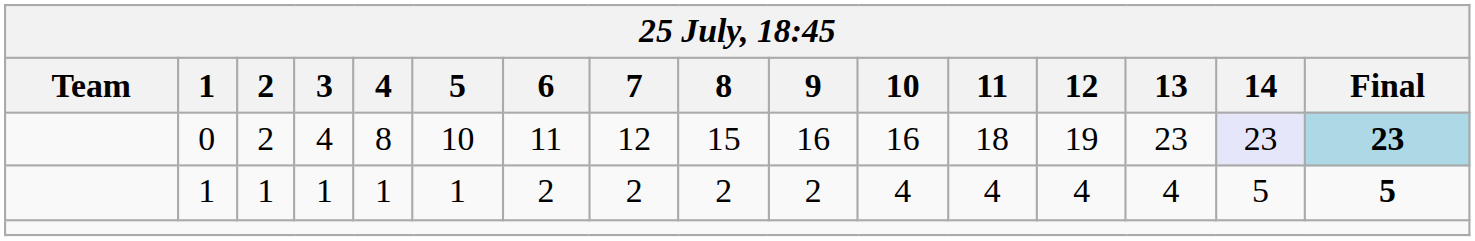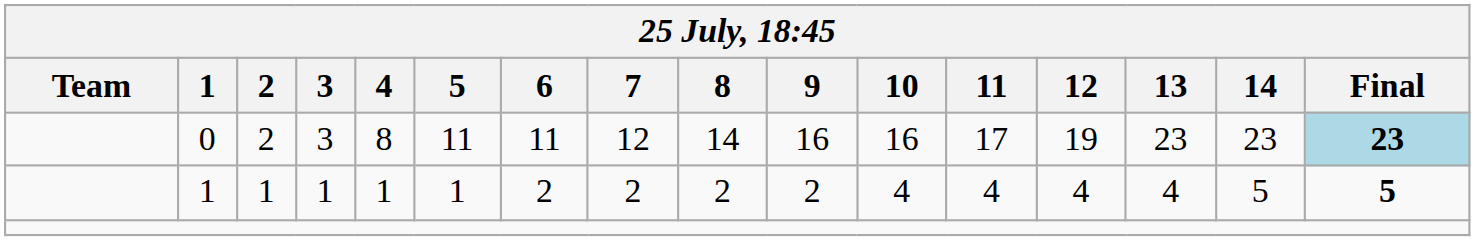(324, 138) 4 -> (325, 138) 3
(458, 138) 10 -> (457, 138) 11
(724, 138) 15 -> (723, 138) 14
(992, 138) 18 -> (991, 138) 17
(1261, 138) lavender background -> (1260, 138) no background
